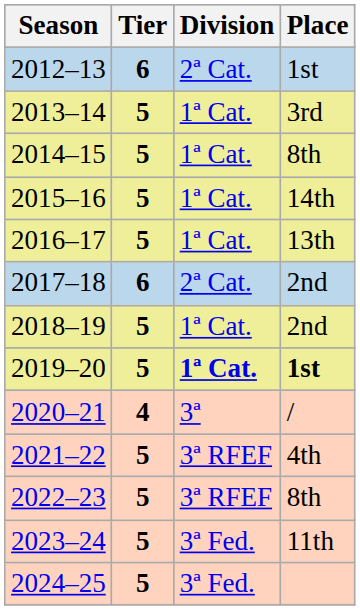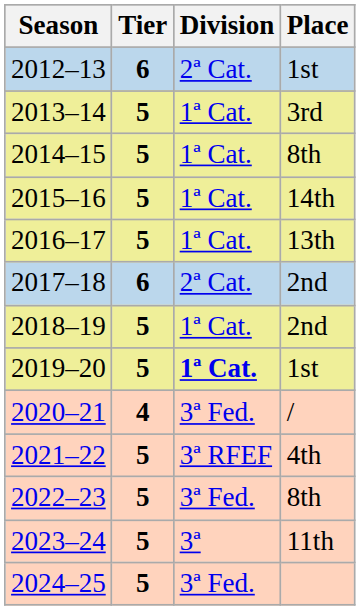(303, 369) bold -> (303, 369) normal
(190, 411) 3ª -> (217, 411) 3ª Fed.
(226, 497) 3ª RFEF -> (217, 497) 3ª Fed.
(217, 540) 3ª Fed. -> (190, 540) 3ª
